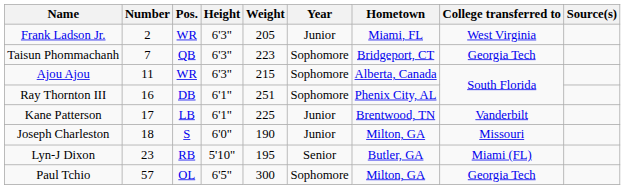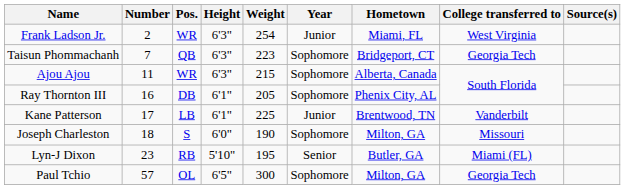(265, 34) 205 -> (265, 34) 254
(265, 94) 251 -> (265, 94) 205
(320, 134) Junior -> (320, 134) Sophomore
